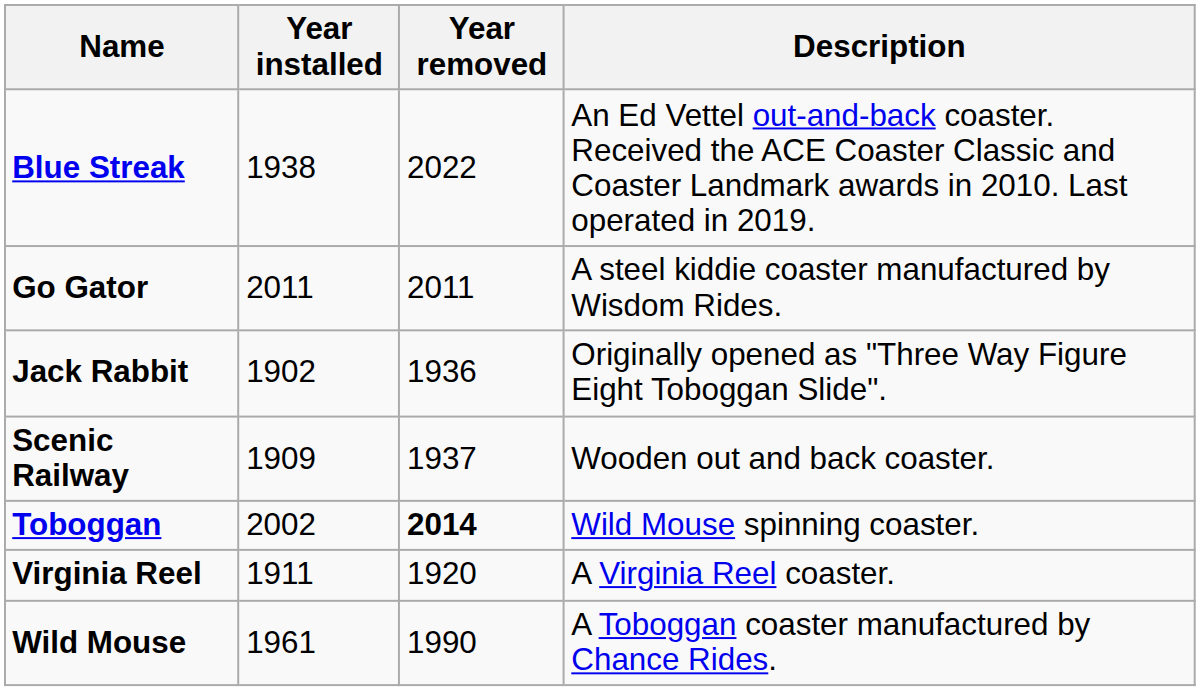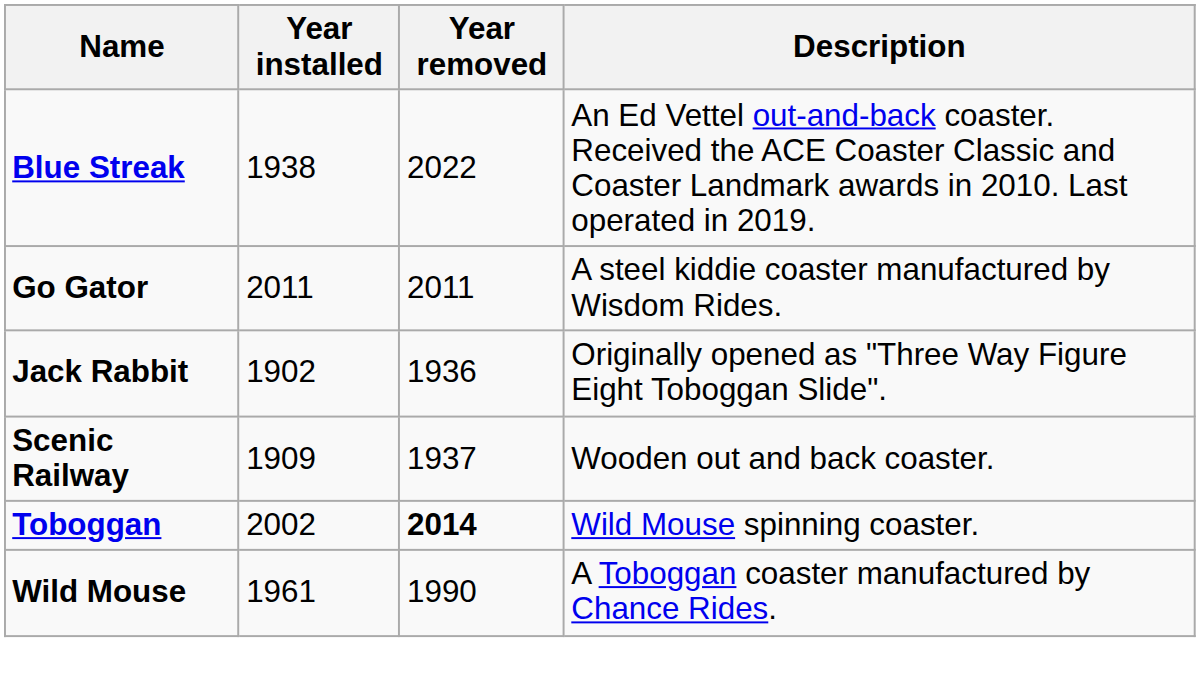- row: (107, 574)
